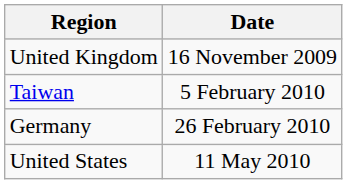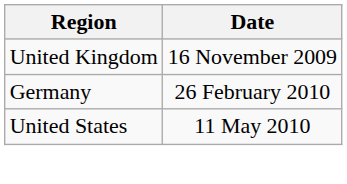- row: (42, 91)
